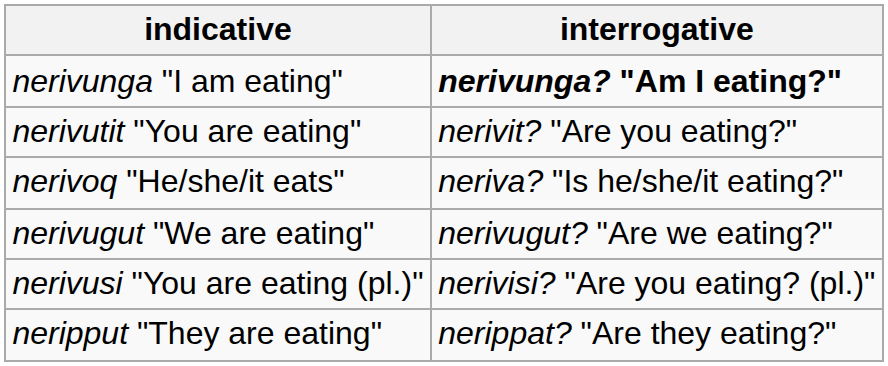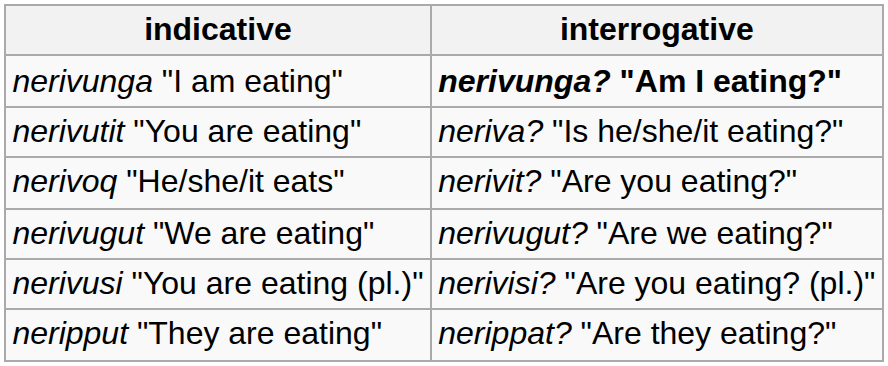(618, 131) nerivit? "Are you eating?" -> (641, 131) neriva? "Is he/she/it eating?"
(641, 182) neriva? "Is he/she/it eating?" -> (618, 182) nerivit? "Are you eating?"
